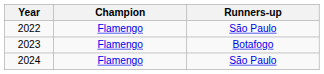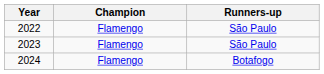(253, 45) Botafogo -> (253, 45) São Paulo
(253, 61) São Paulo -> (253, 61) Botafogo
